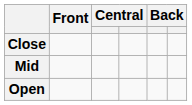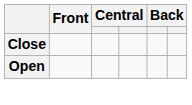- row: (27, 66)
